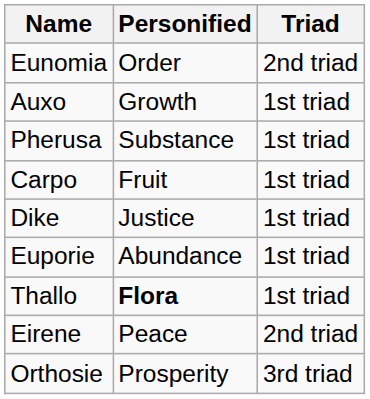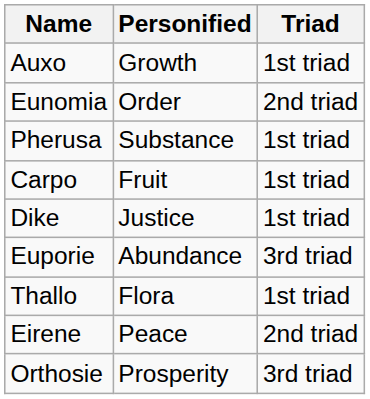rows swapped: (38, 101) <-> (59, 62)
(306, 256) 1st triad -> (308, 256) 3rd triad
(148, 295) bold -> (146, 295) normal
